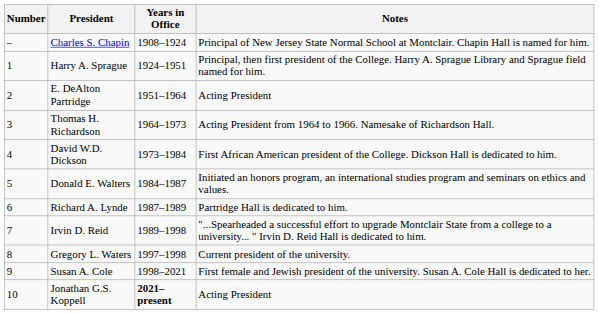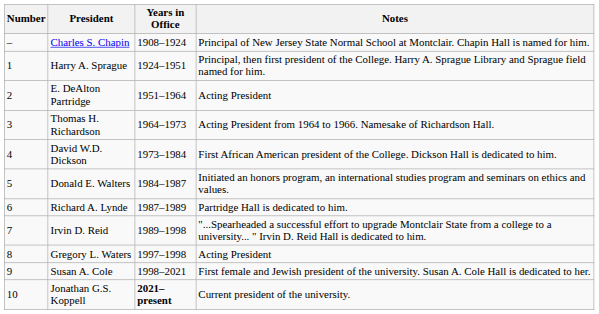(274, 254) Current president of the university. -> (235, 254) Acting President
(235, 294) Acting President -> (274, 294) Current president of the university.
